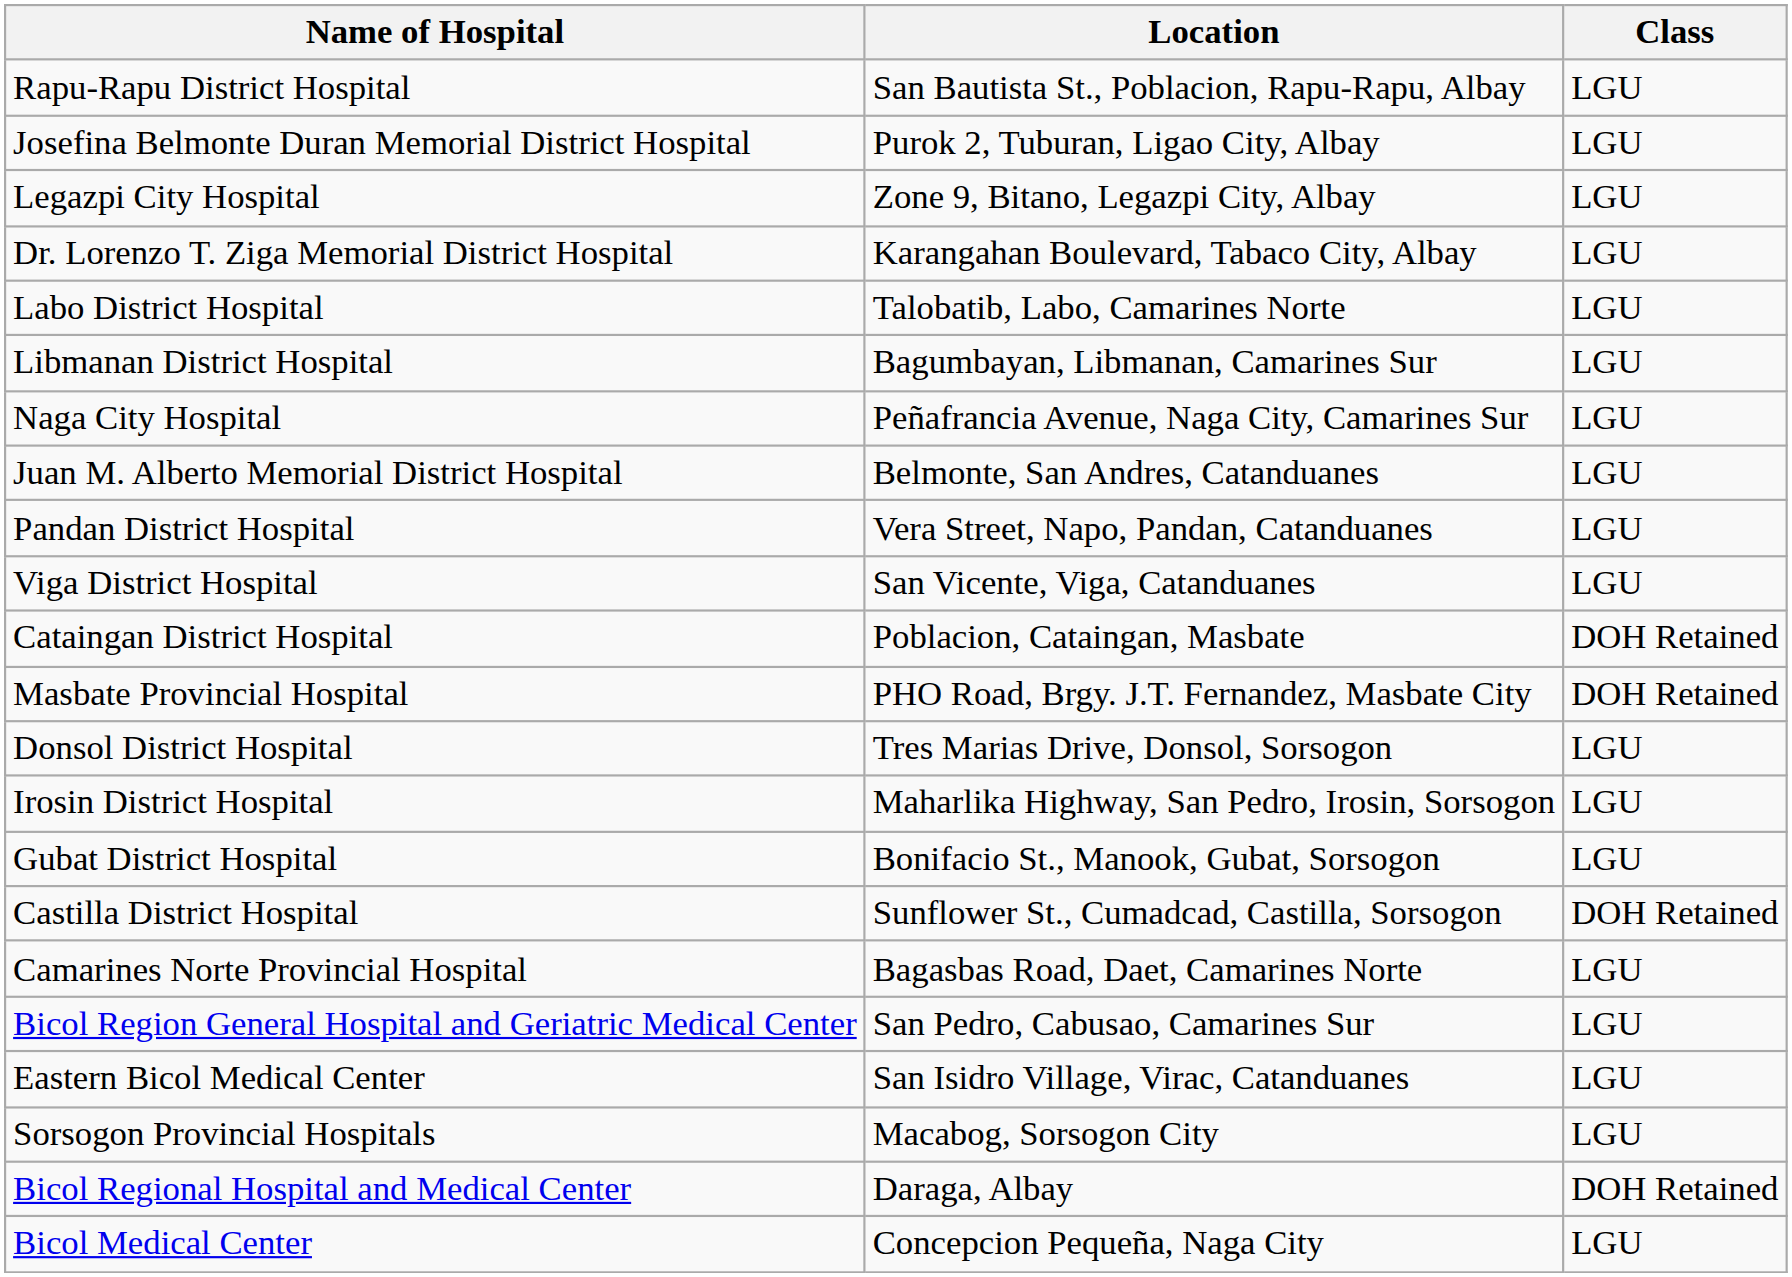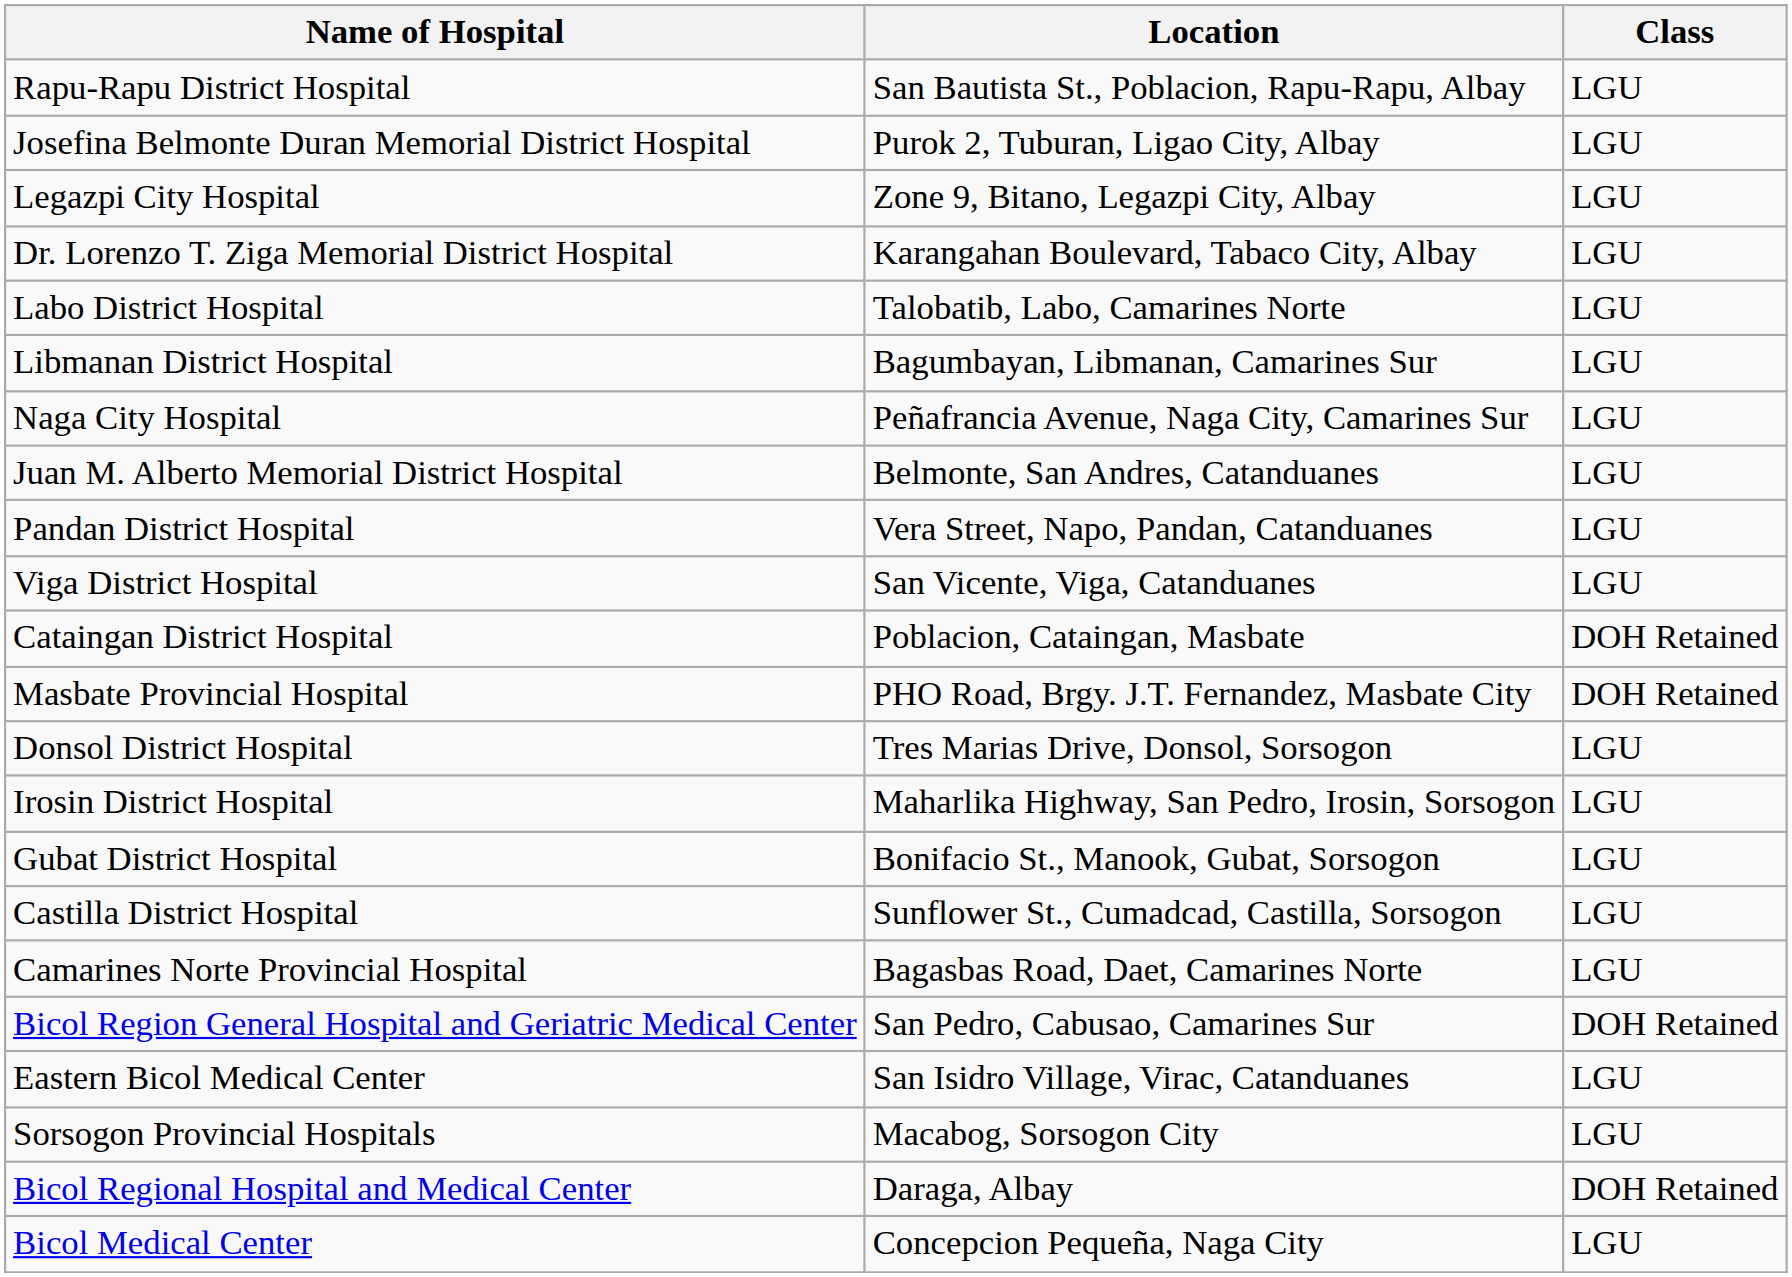(1675, 913) DOH Retained -> (1607, 913) LGU
(1607, 1023) LGU -> (1675, 1023) DOH Retained
